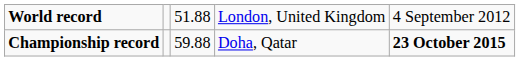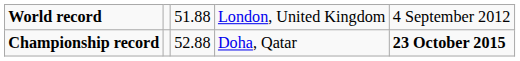(192, 42) 59.88 -> (192, 42) 52.88
